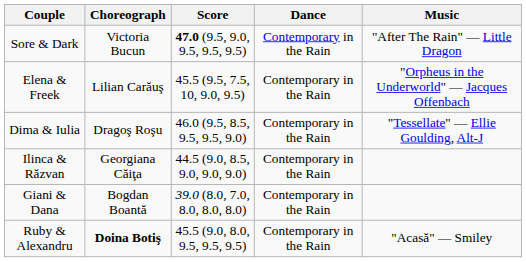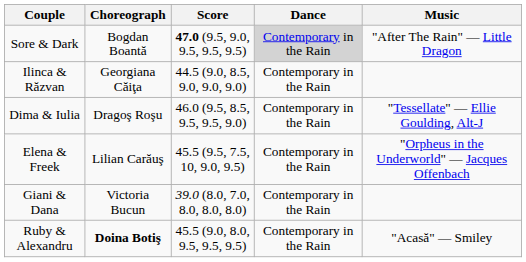(128, 43) Victoria Bucun -> (128, 43) Bogdan Boantă
(308, 43) no background -> (308, 43) lightgrey background
rows swapped: (45, 166) <-> (45, 87)
(128, 202) Bogdan Boantă -> (128, 202) Victoria Bucun
